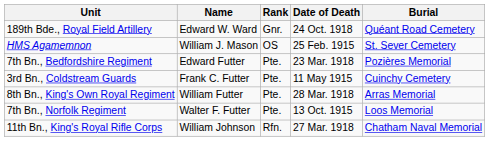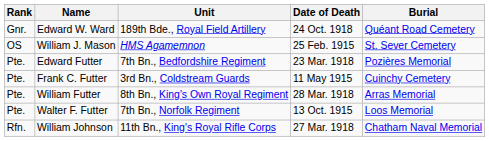columns swapped: (276, 12) <-> (91, 12)
